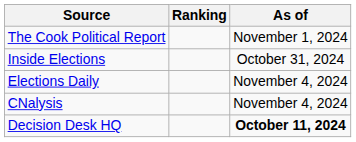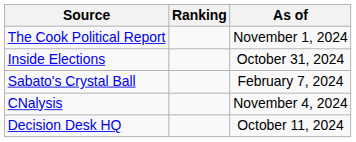+ row: (72, 81)
- row: (53, 81)
(290, 125) bold -> (290, 125) normal
